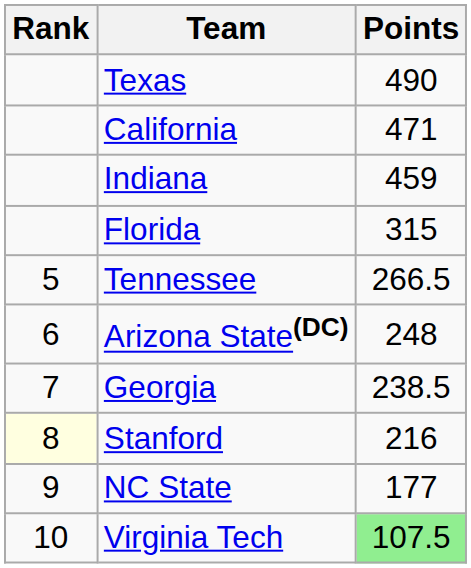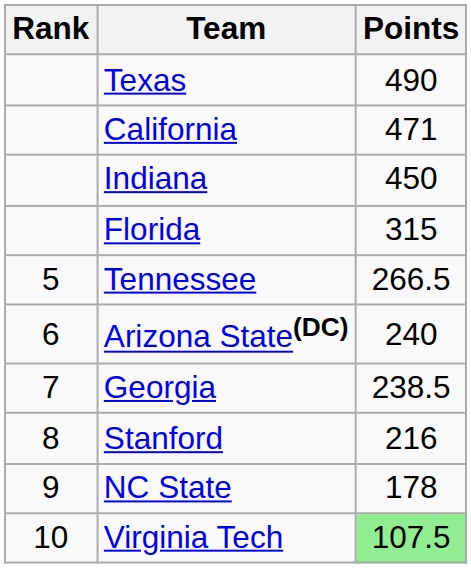(411, 179) 459 -> (411, 179) 450
(411, 333) 248 -> (411, 333) 240
(51, 437) lightyellow background -> (51, 437) no background
(411, 487) 177 -> (411, 487) 178
